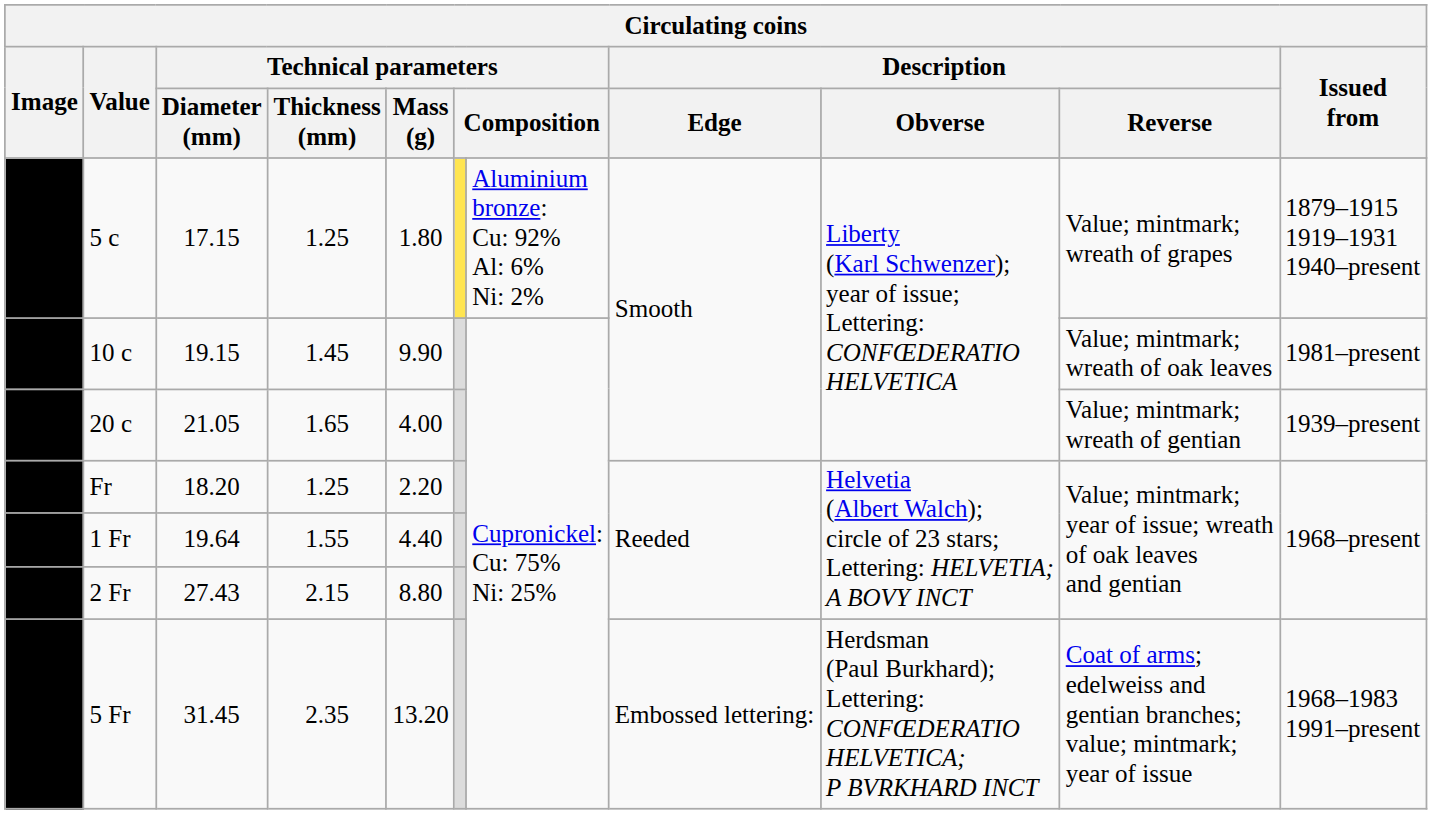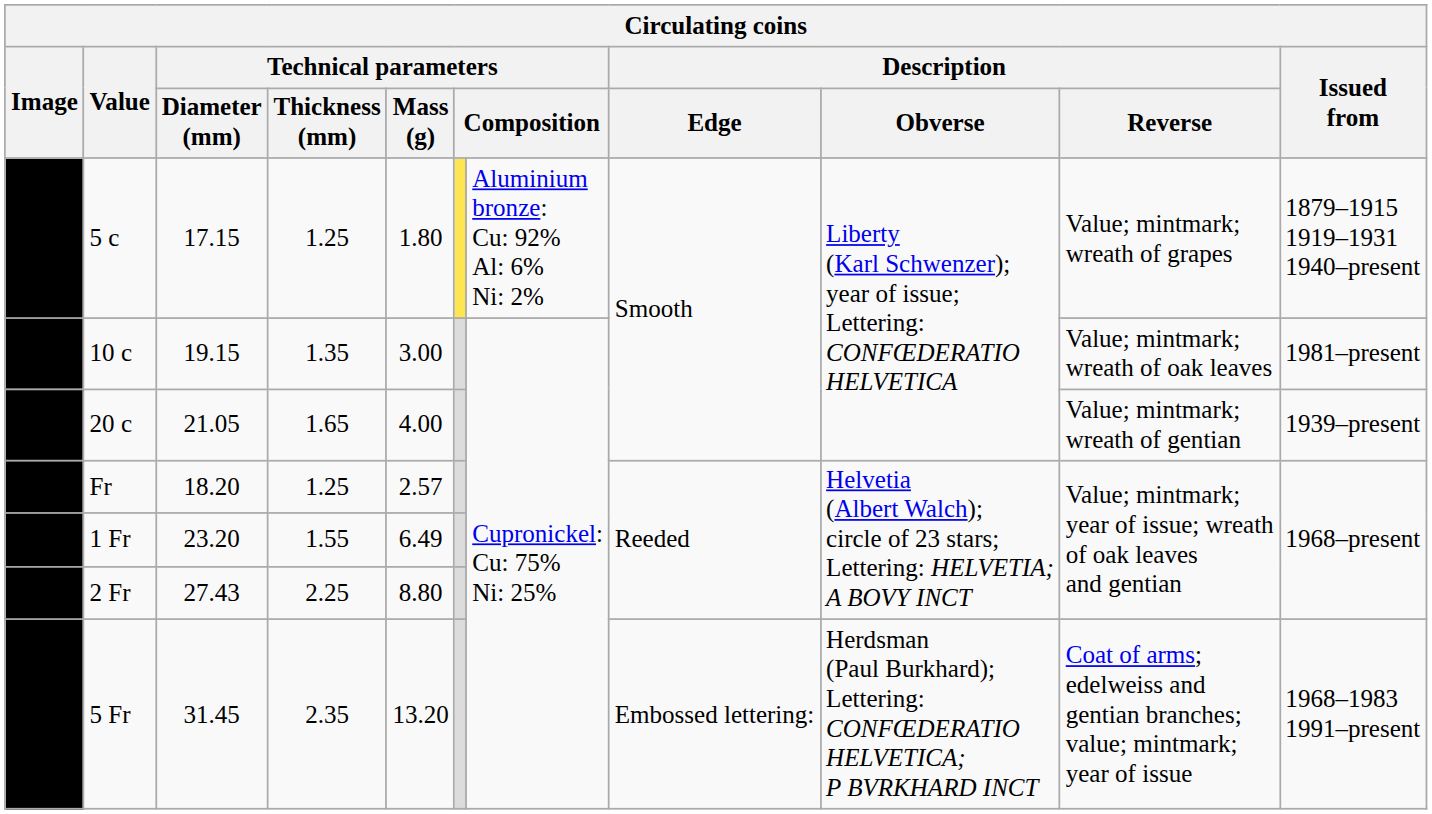(327, 353) 1.45 -> (327, 353) 1.35
(421, 353) 9.90 -> (421, 353) 3.00
(421, 486) 2.20 -> (421, 486) 2.57
(212, 539) 19.64 -> (212, 539) 23.20
(421, 539) 4.40 -> (421, 539) 6.49
(327, 592) 2.15 -> (327, 592) 2.25
